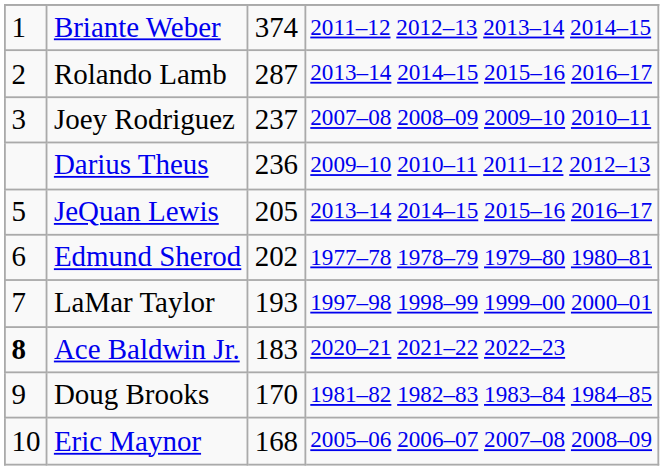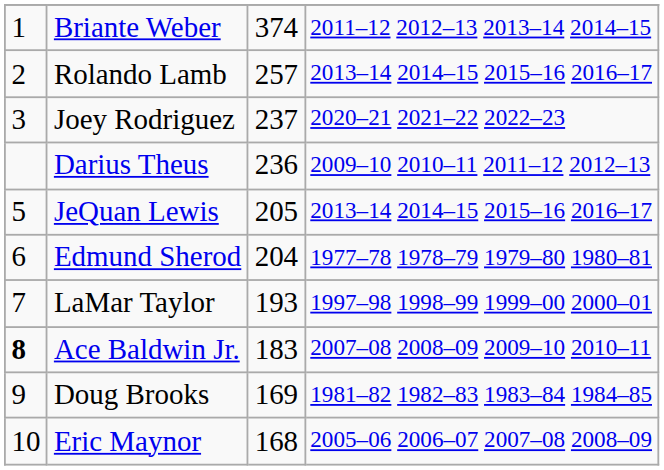(276, 73) 287 -> (276, 73) 257
(481, 119) 2007–08 2008–09 2009–10 2010–11 -> (438, 119) 2020–21 2021–22 2022–23
(276, 257) 202 -> (276, 257) 204
(438, 348) 2020–21 2021–22 2022–23 -> (481, 348) 2007–08 2008–09 2009–10 2010–11
(276, 394) 170 -> (276, 394) 169
